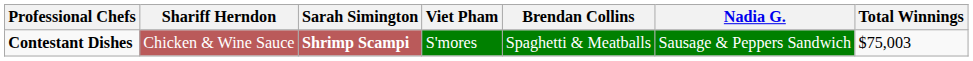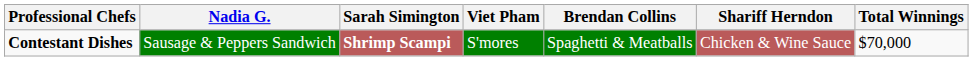columns swapped: (219, 17) <-> (755, 17)
(885, 42) $75,003 -> (885, 42) $70,000
